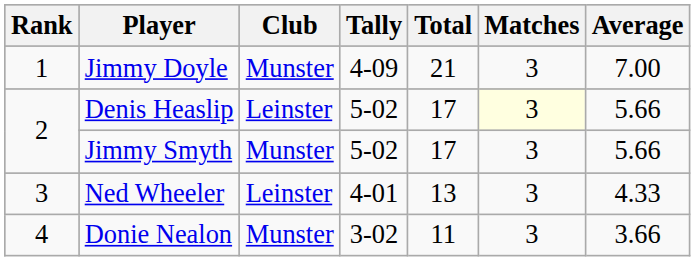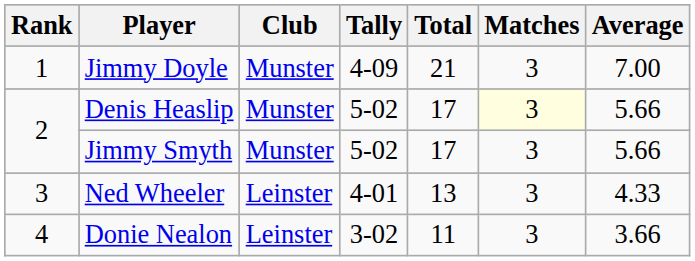(289, 109) Leinster -> (290, 109) Munster
(290, 234) Munster -> (289, 234) Leinster
